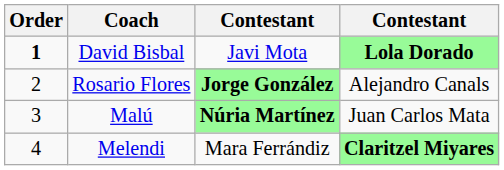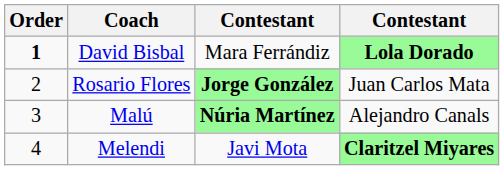(267, 52) Javi Mota -> (267, 52) Mara Ferrándiz
(419, 84) Alejandro Canals -> (419, 84) Juan Carlos Mata
(419, 116) Juan Carlos Mata -> (419, 116) Alejandro Canals
(267, 148) Mara Ferrándiz -> (267, 148) Javi Mota
